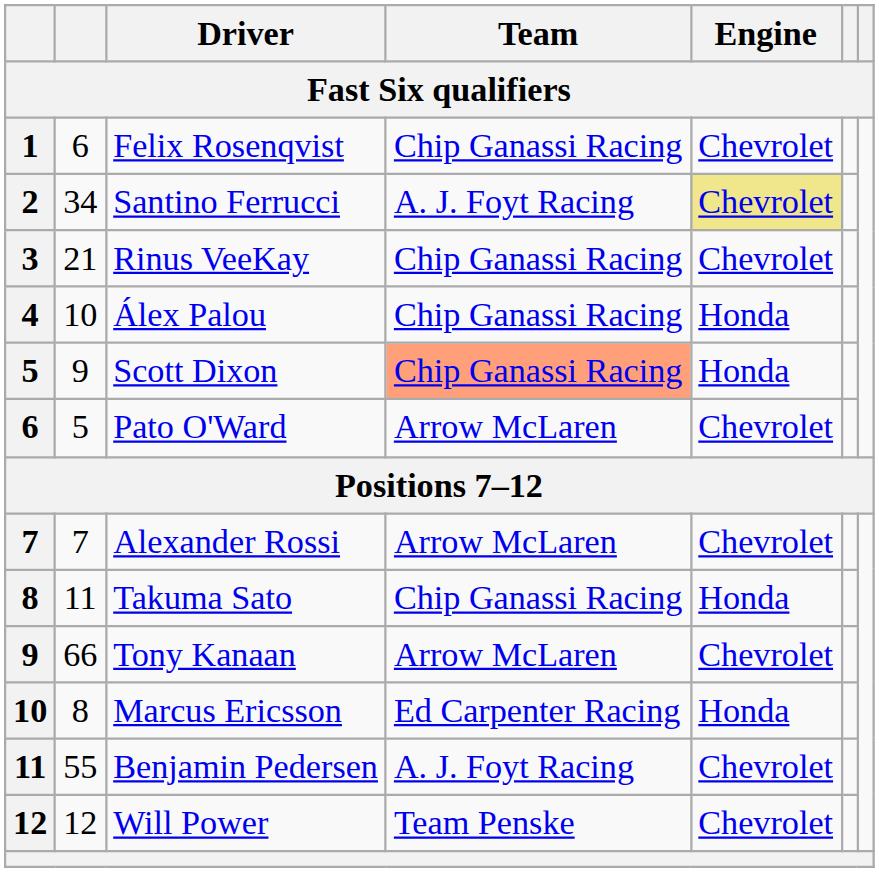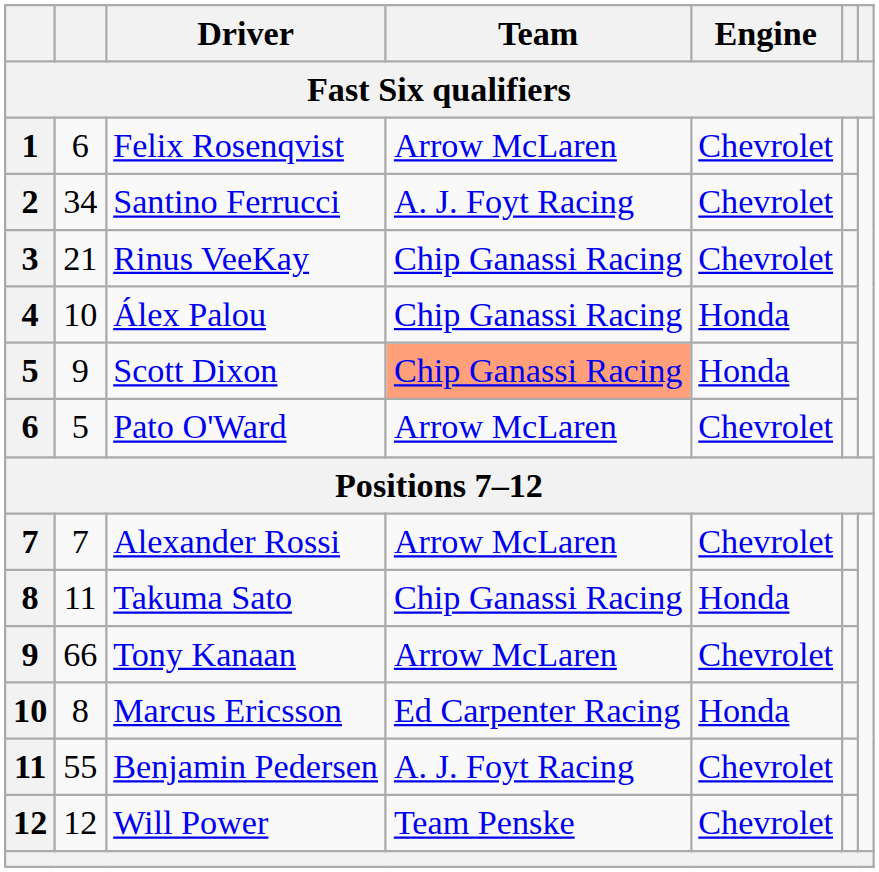(538, 145) Chip Ganassi Racing -> (505, 145) Arrow McLaren
(766, 202) khaki background -> (766, 202) no background
